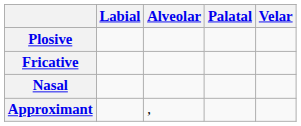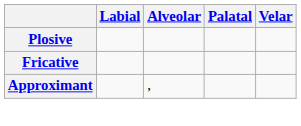- row: (50, 86)
